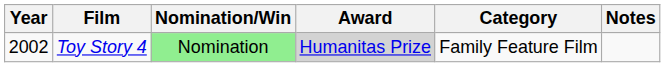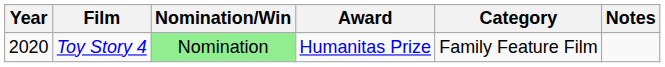(29, 47) 2002 -> (29, 47) 2020
(365, 47) lightgrey background -> (365, 47) no background
